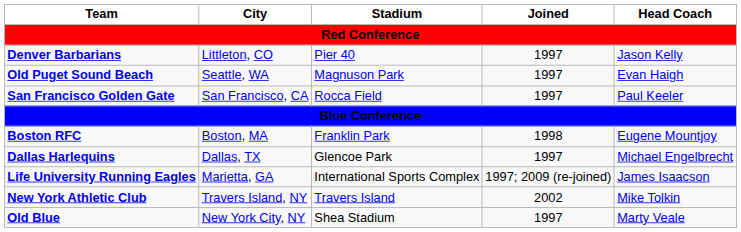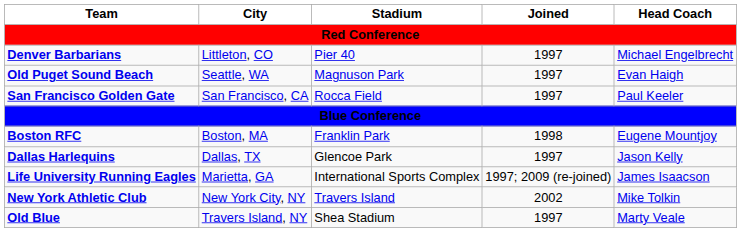(650, 55) Jason Kelly -> (675, 55) Michael Engelbrecht
(675, 156) Michael Engelbrecht -> (650, 156) Jason Kelly
(255, 197) Travers Island, NY -> (254, 197) New York City, NY
(254, 217) New York City, NY -> (255, 217) Travers Island, NY
